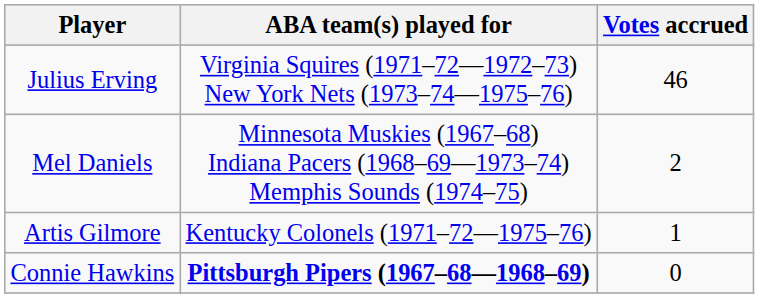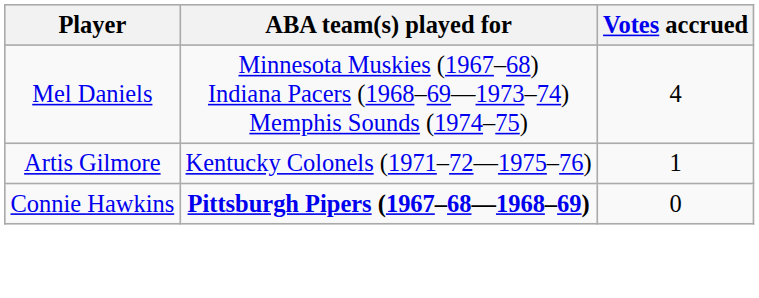- row: (92, 79)
(676, 163) 2 -> (676, 94) 4
